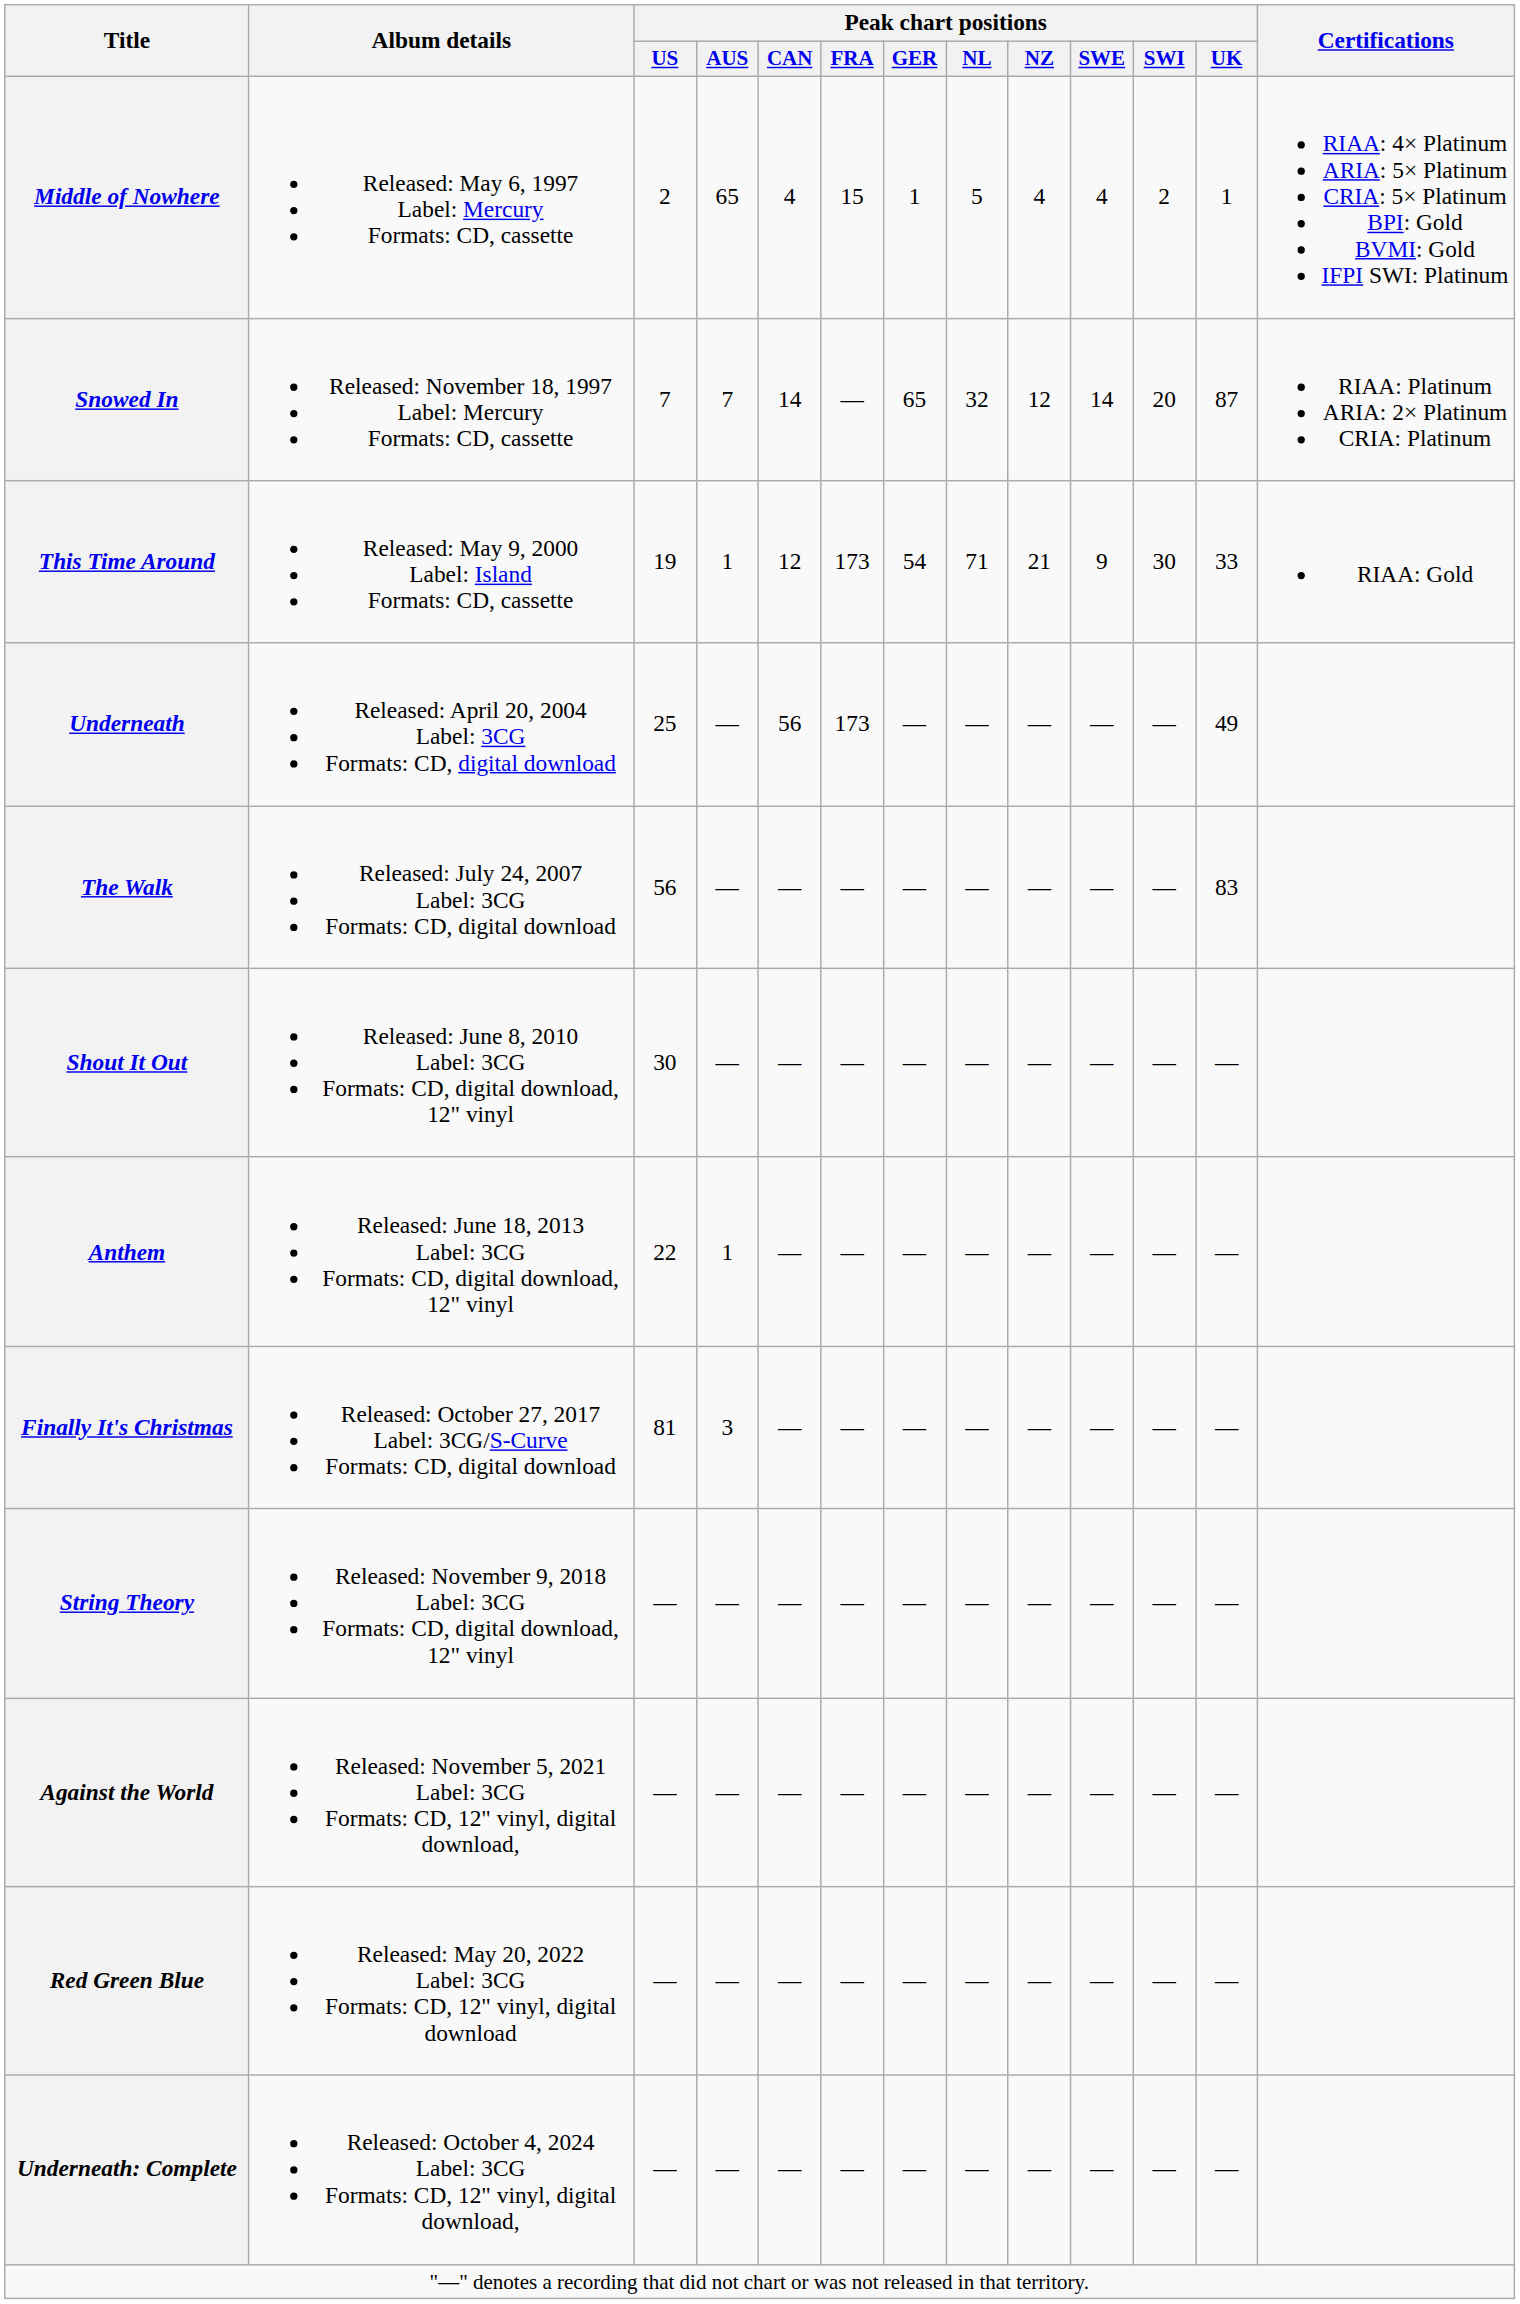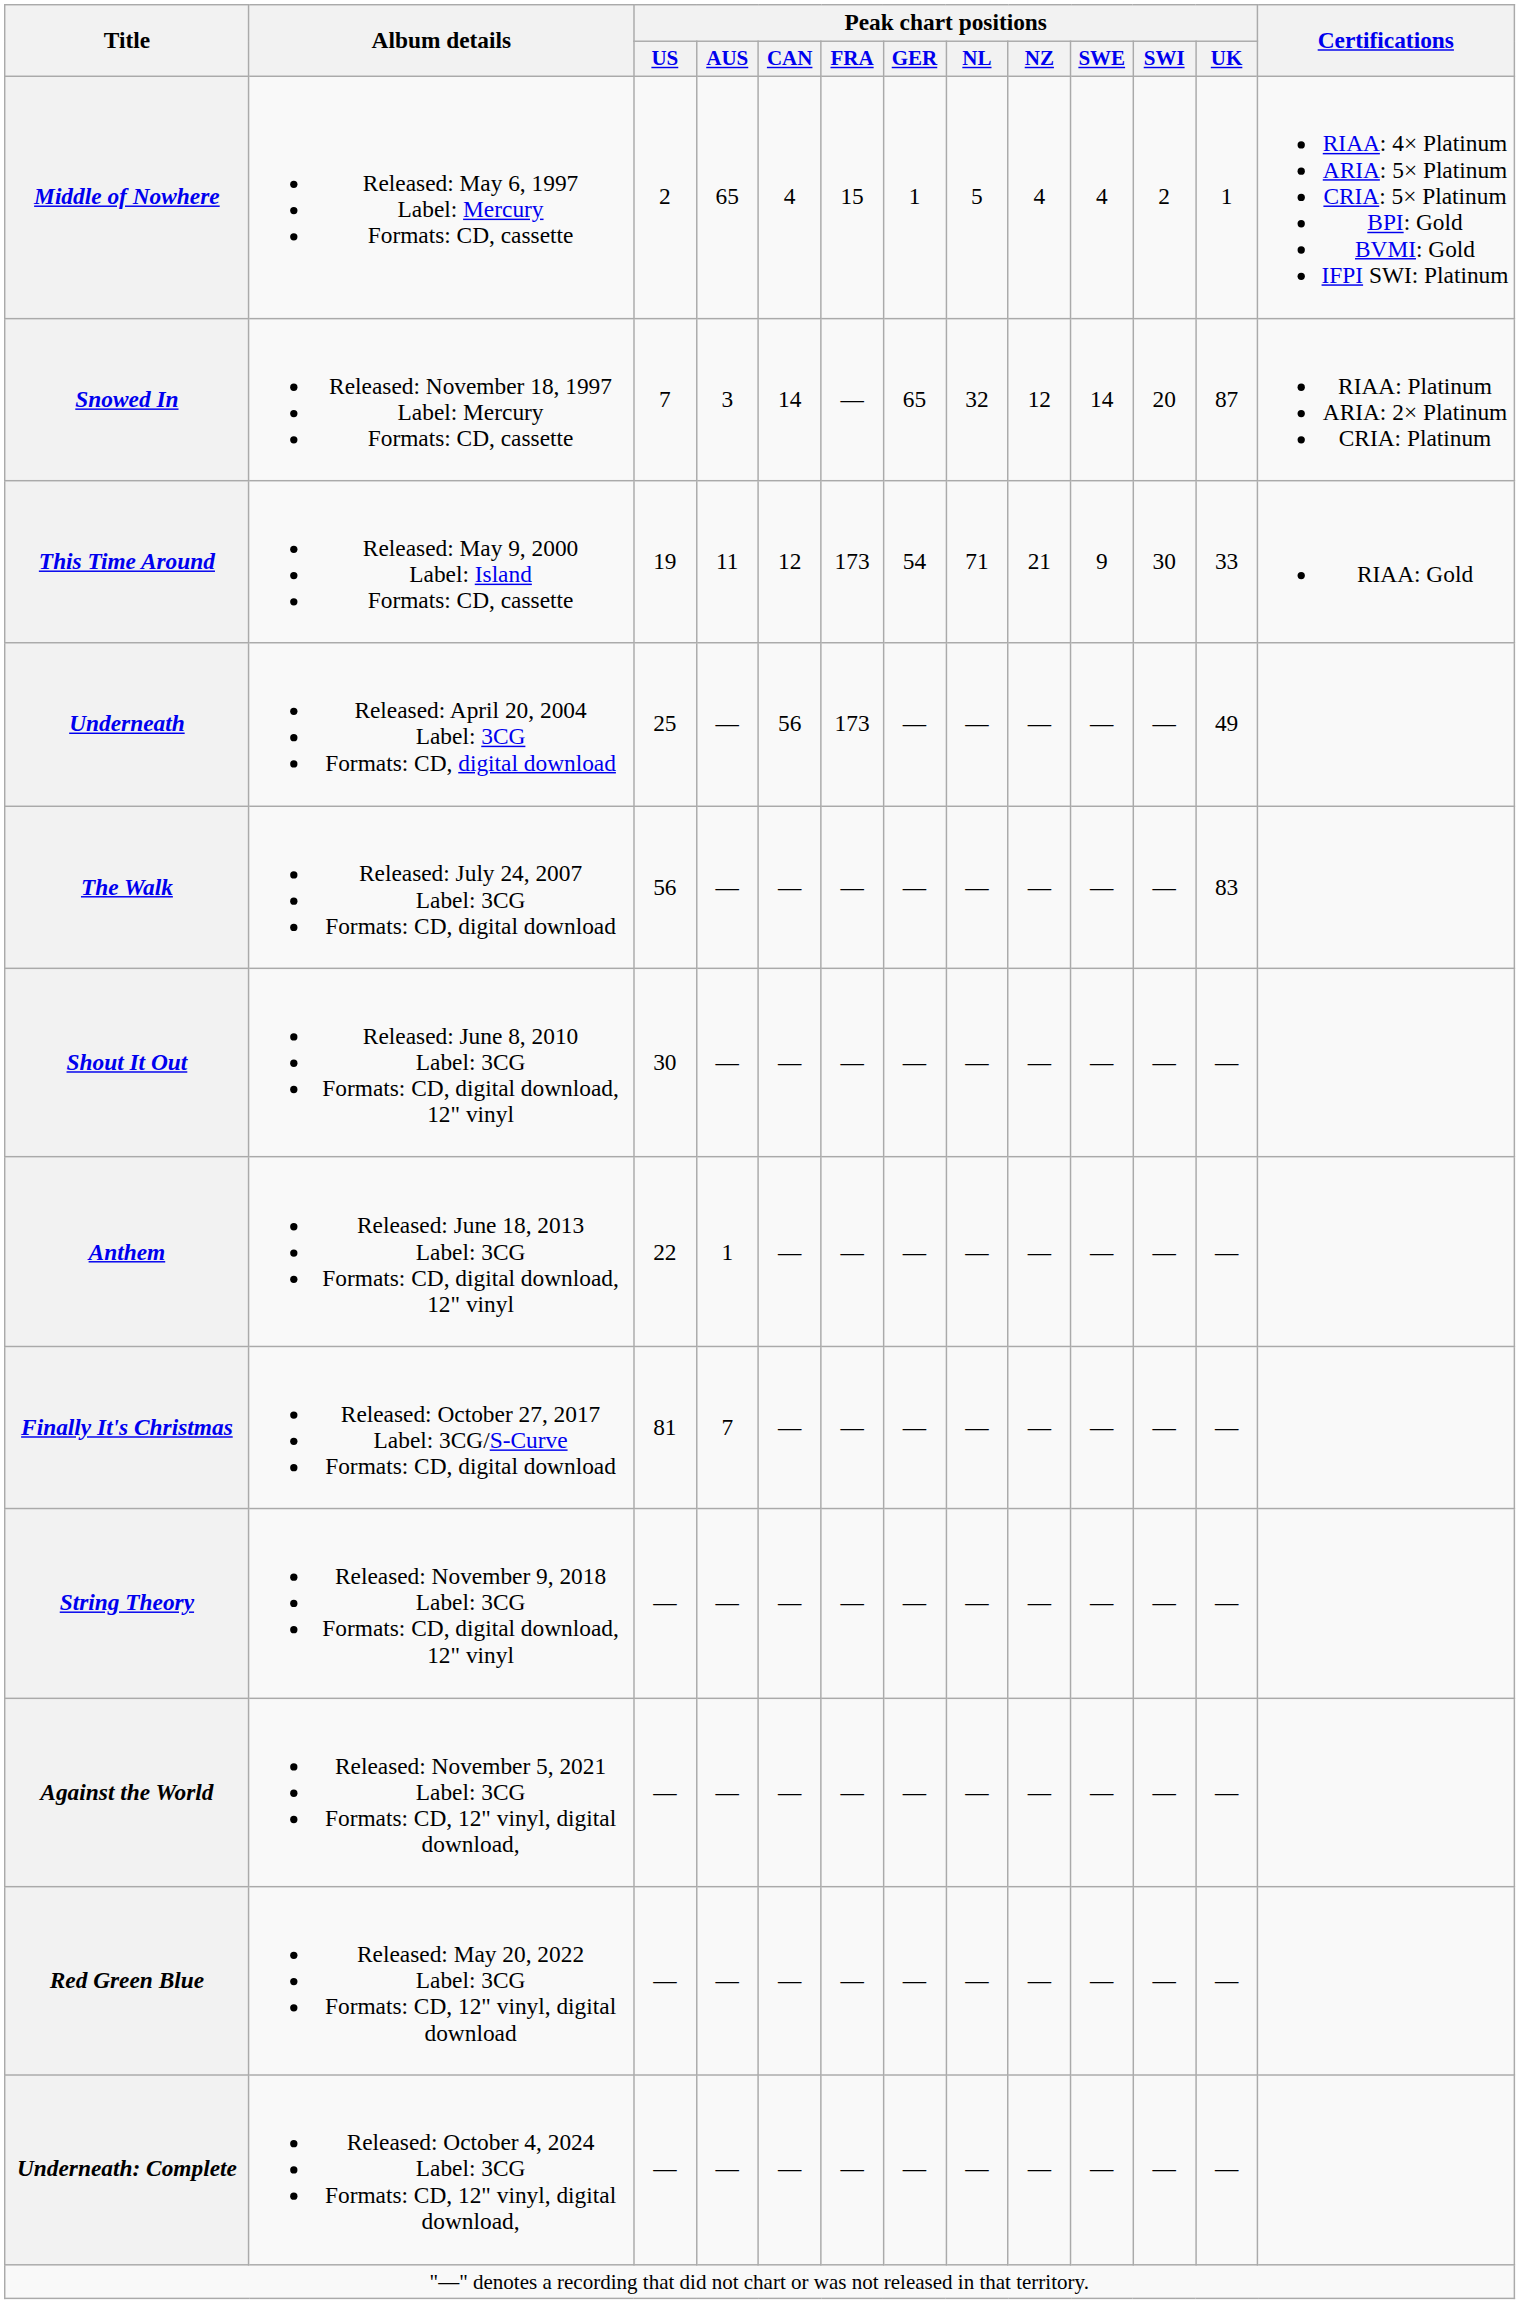(727, 398) 7 -> (727, 398) 3
(727, 561) 1 -> (727, 561) 11
(727, 1427) 3 -> (727, 1427) 7
